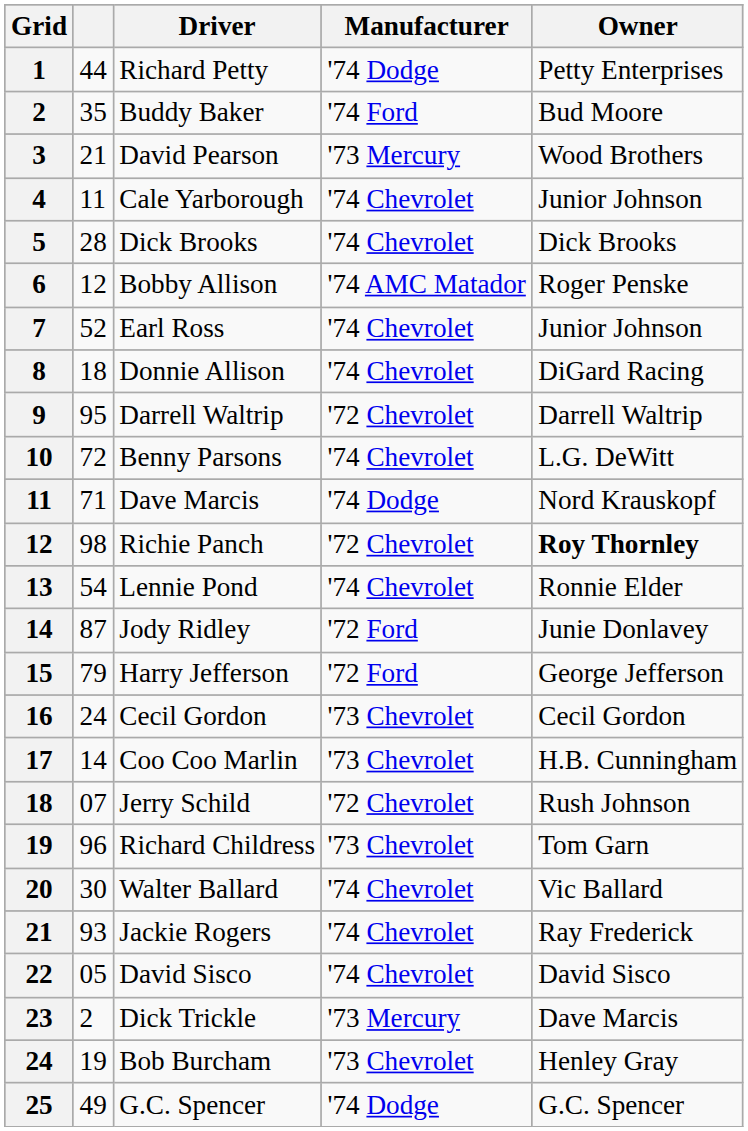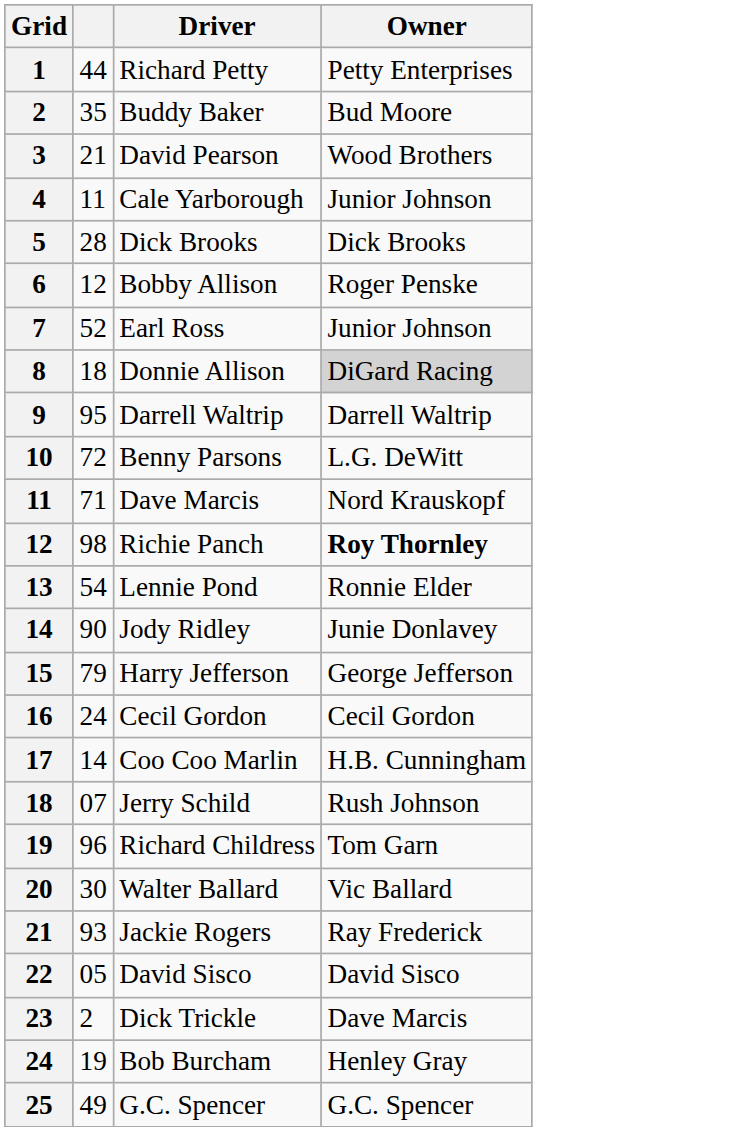- column: (427, 26)
(621, 371) no background -> (410, 371) lightgrey background
(93, 629) 87 -> (93, 629) 90
